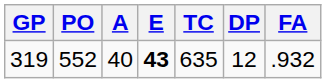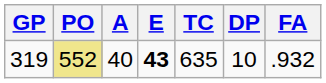(78, 58) no background -> (78, 58) khaki background
(244, 58) 12 -> (244, 58) 10
